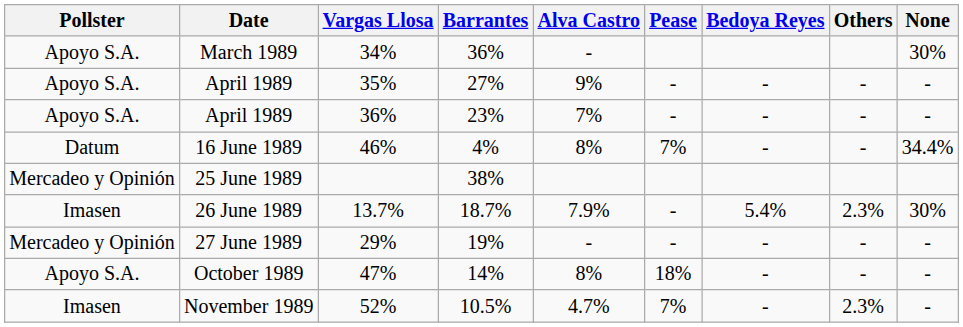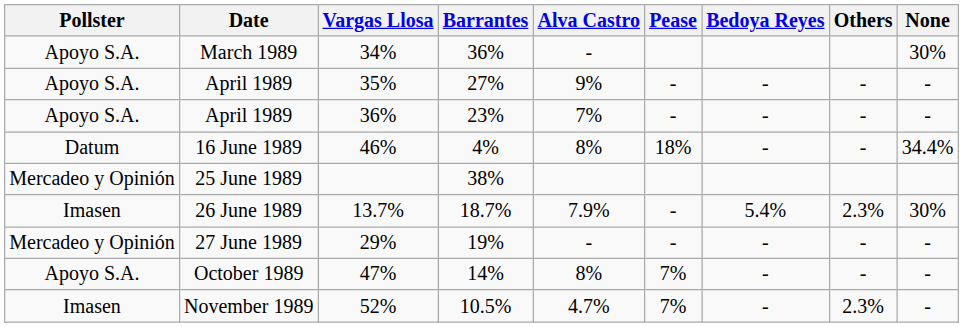(673, 147) 7% -> (673, 147) 18%
(673, 274) 18% -> (673, 274) 7%
